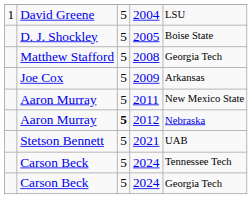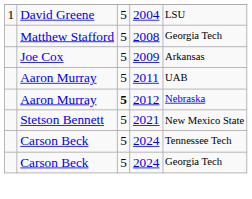- row: (59, 36)
(205, 99) New Mexico State -> (176, 78) UAB
(176, 141) UAB -> (205, 120) New Mexico State
